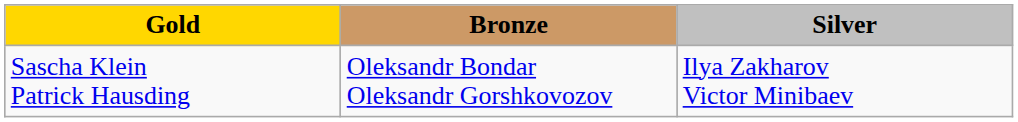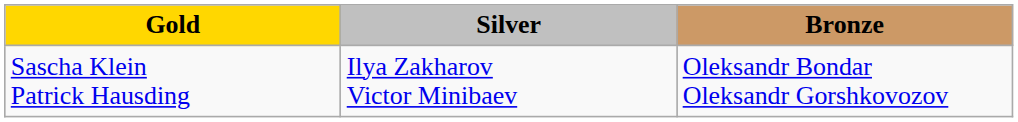columns swapped: (845, 25) <-> (509, 25)
